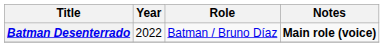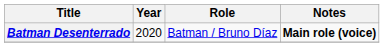(149, 32) 2022 -> (149, 32) 2020
